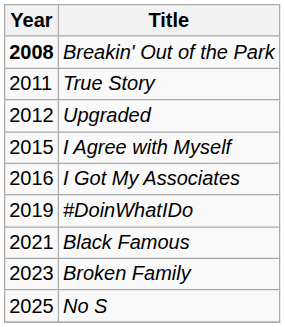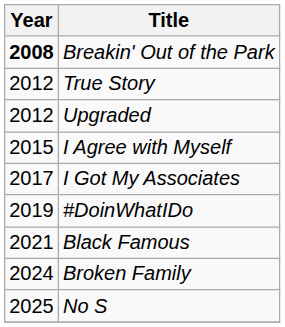(31, 83) 2011 -> (31, 83) 2012
(31, 178) 2016 -> (31, 178) 2017
(31, 274) 2023 -> (31, 274) 2024
